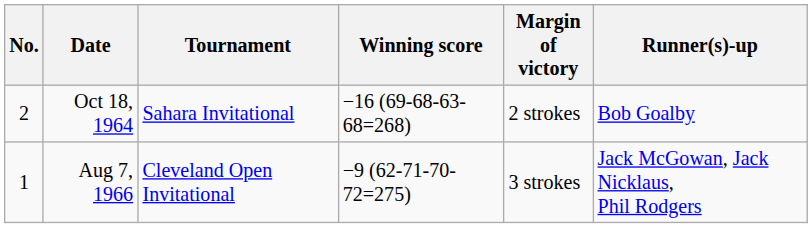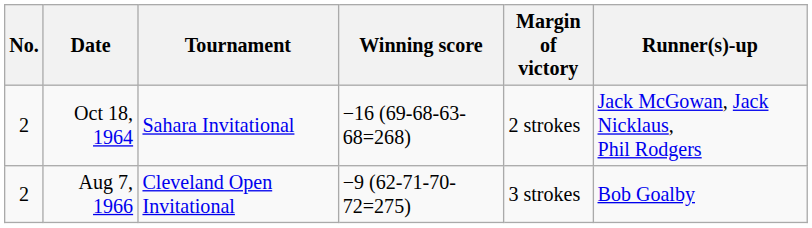(646, 113) Bob Goalby -> (683, 125) Jack McGowan, Jack Nicklaus, Phil Rodgers
(24, 182) 1 -> (24, 194) 2
(683, 182) Jack McGowan, Jack Nicklaus, Phil Rodgers -> (646, 194) Bob Goalby
